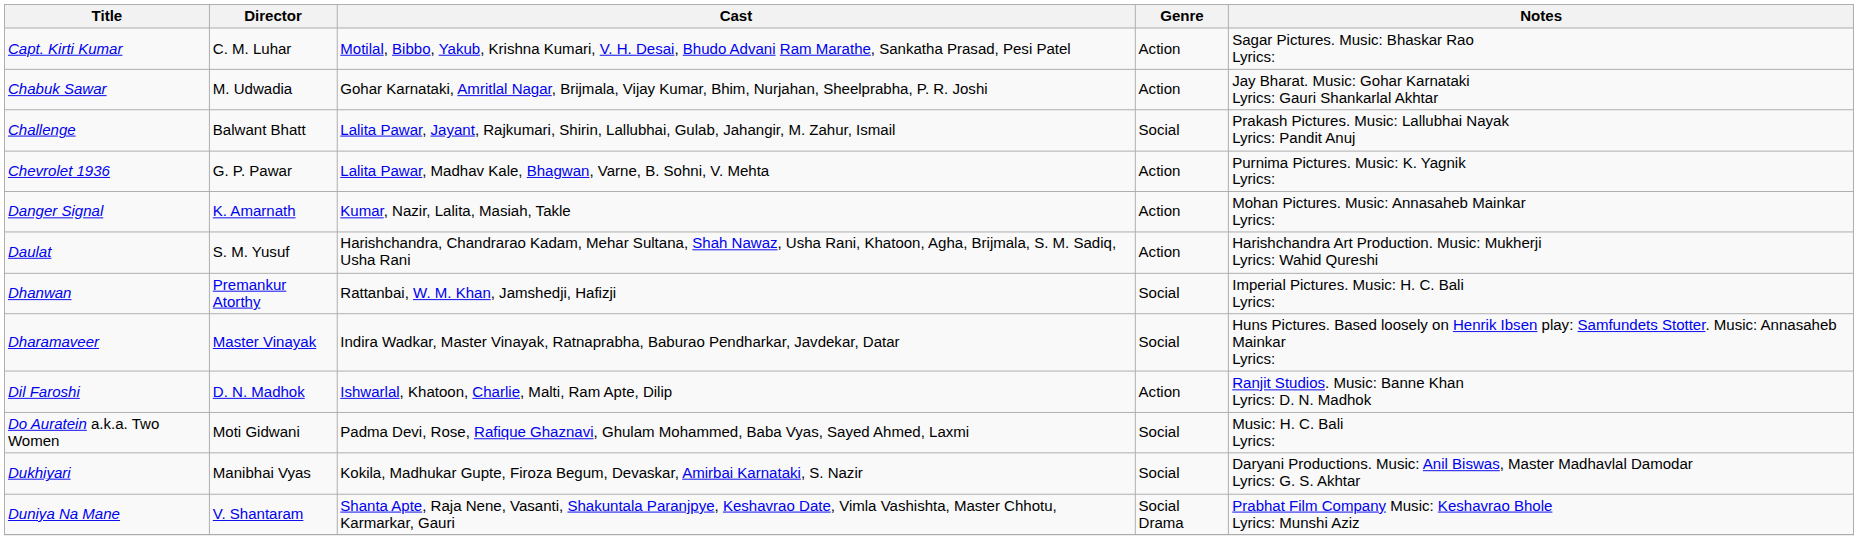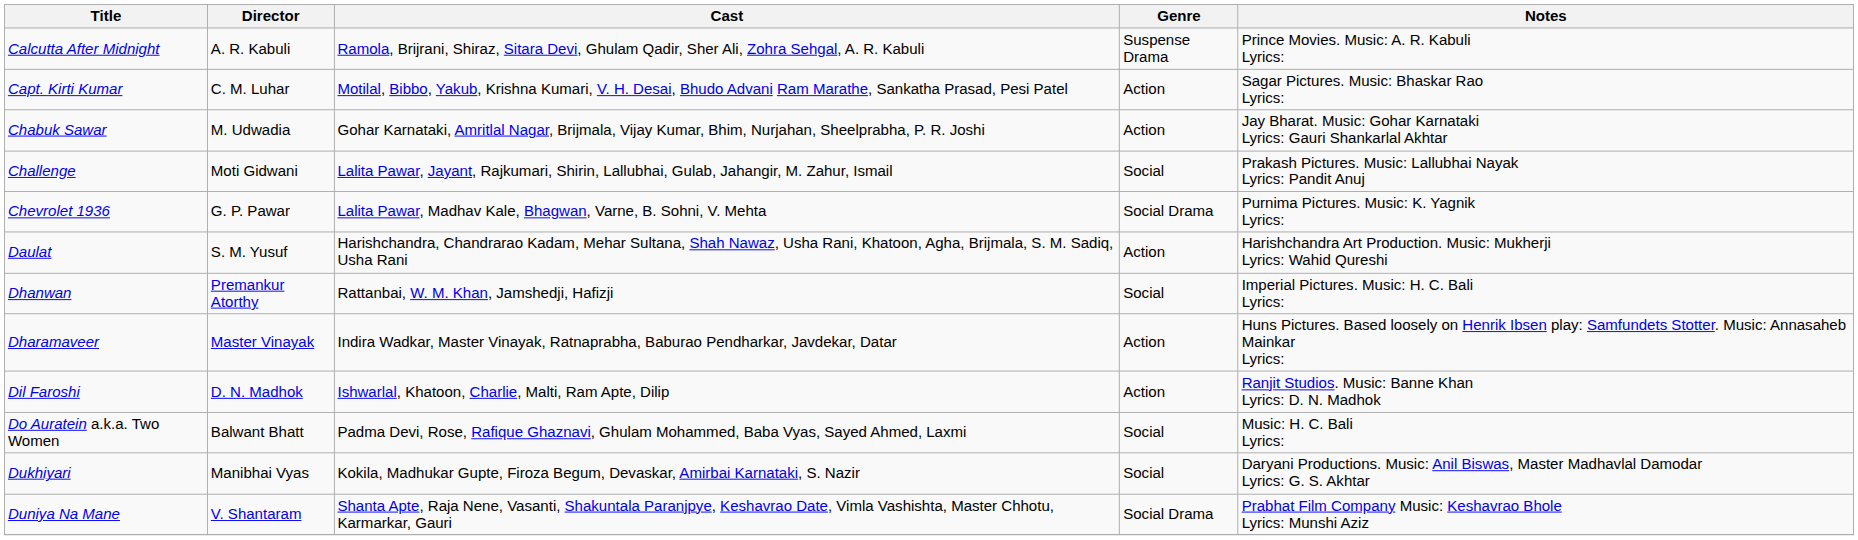+ row: (84, 48)
(259, 130) Balwant Bhatt -> (254, 171) Moti Gidwani
(1159, 171) Action -> (1168, 211) Social Drama
- row: (56, 211)
(1159, 342) Social -> (1144, 342) Action
(256, 432) Moti Gidwani -> (257, 432) Balwant Bhatt
